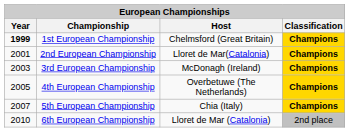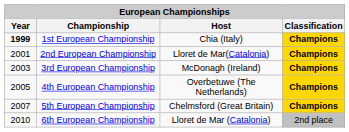(221, 40) Chelmsford (Great Britain) -> (221, 40) Chia (Italy)
(221, 106) Chia (Italy) -> (221, 106) Chelmsford (Great Britain)
